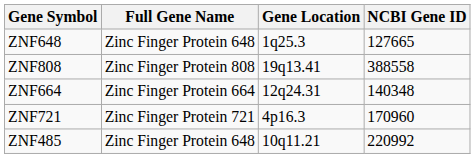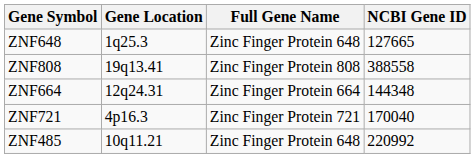columns swapped: (180, 16) <-> (311, 16)
(391, 91) 140348 -> (391, 91) 144348
(391, 116) 170960 -> (391, 116) 170040
